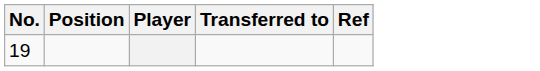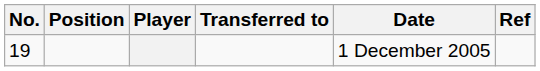+ column: (414, 19)
